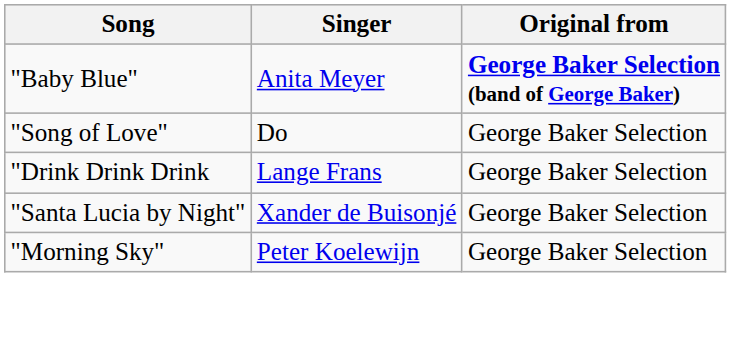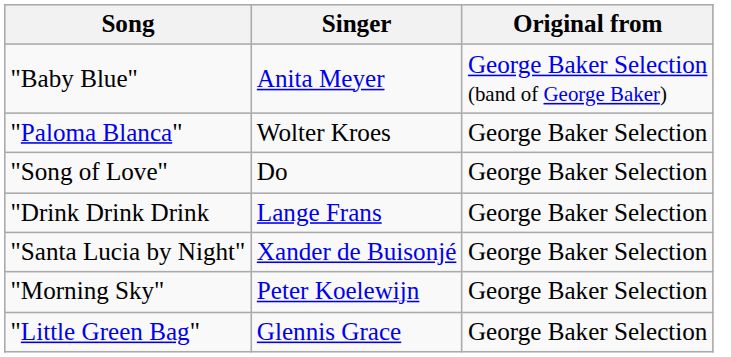(594, 78) bold -> (588, 78) normal
+ row: (97, 132)
+ row: (105, 331)
